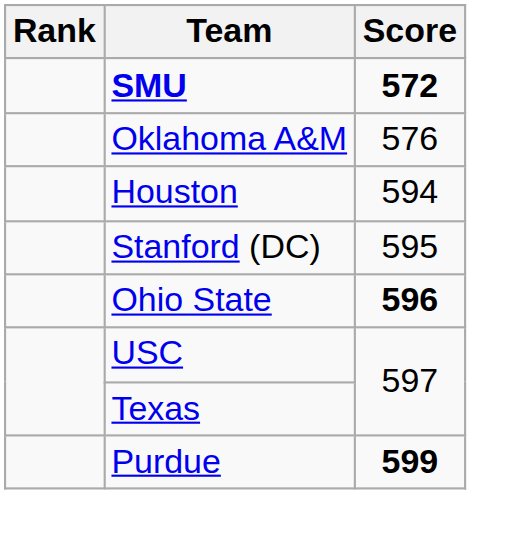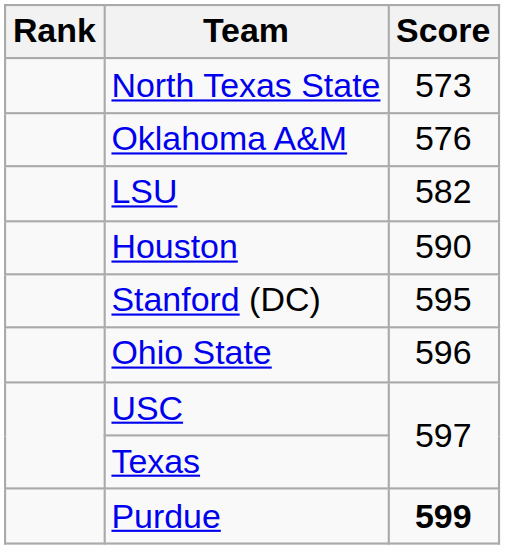- row: (149, 85)
+ row: (246, 85)
+ row: (144, 192)
(410, 192) 594 -> (443, 246) 590
(410, 300) bold -> (443, 354) normal
